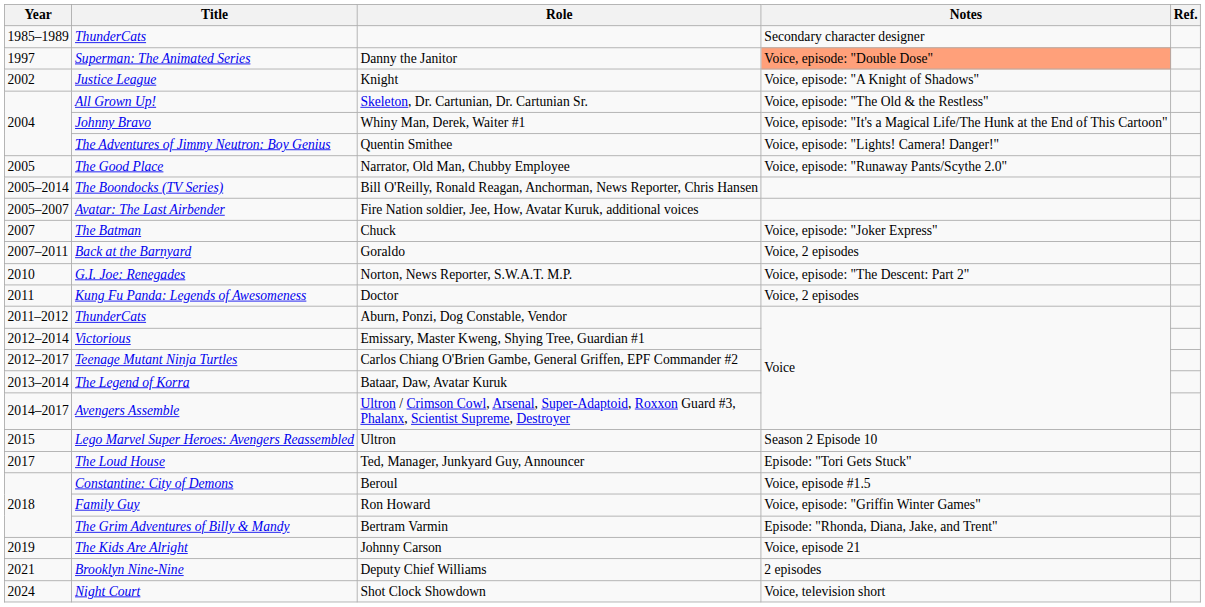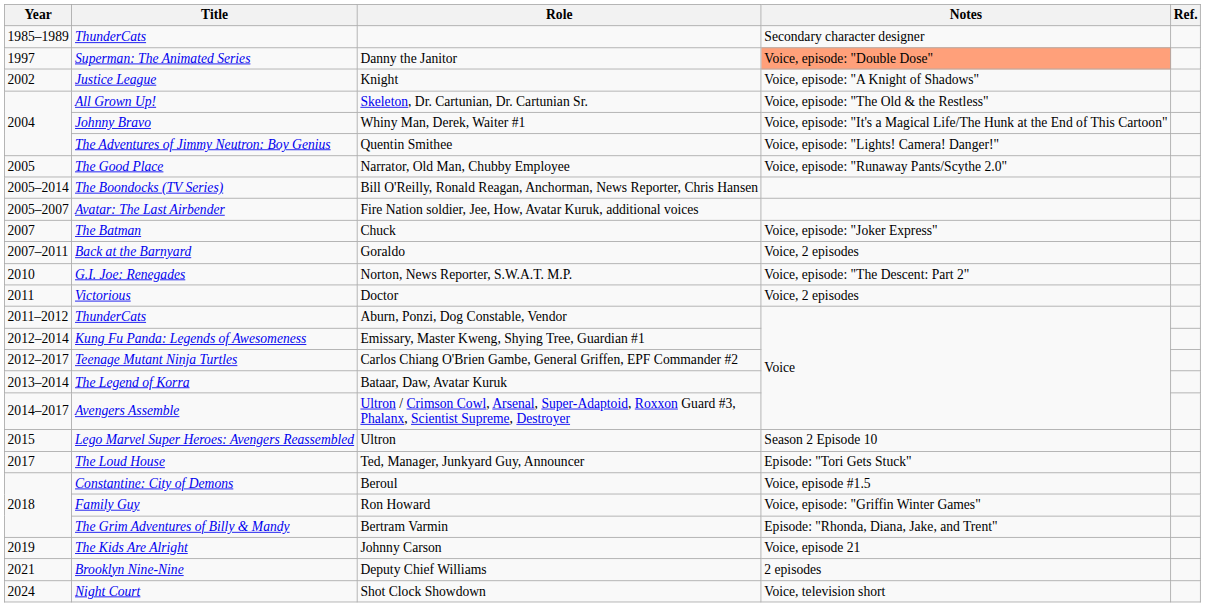(191, 295) Kung Fu Panda: Legends of Awesomeness -> (103, 295) Victorious
(103, 338) Victorious -> (191, 338) Kung Fu Panda: Legends of Awesomeness
